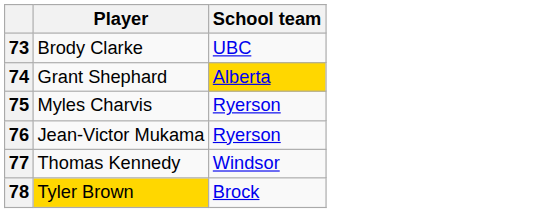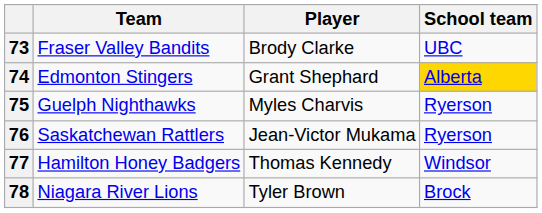+ column: (139, 18)
(86, 192) gold background -> (297, 192) no background
